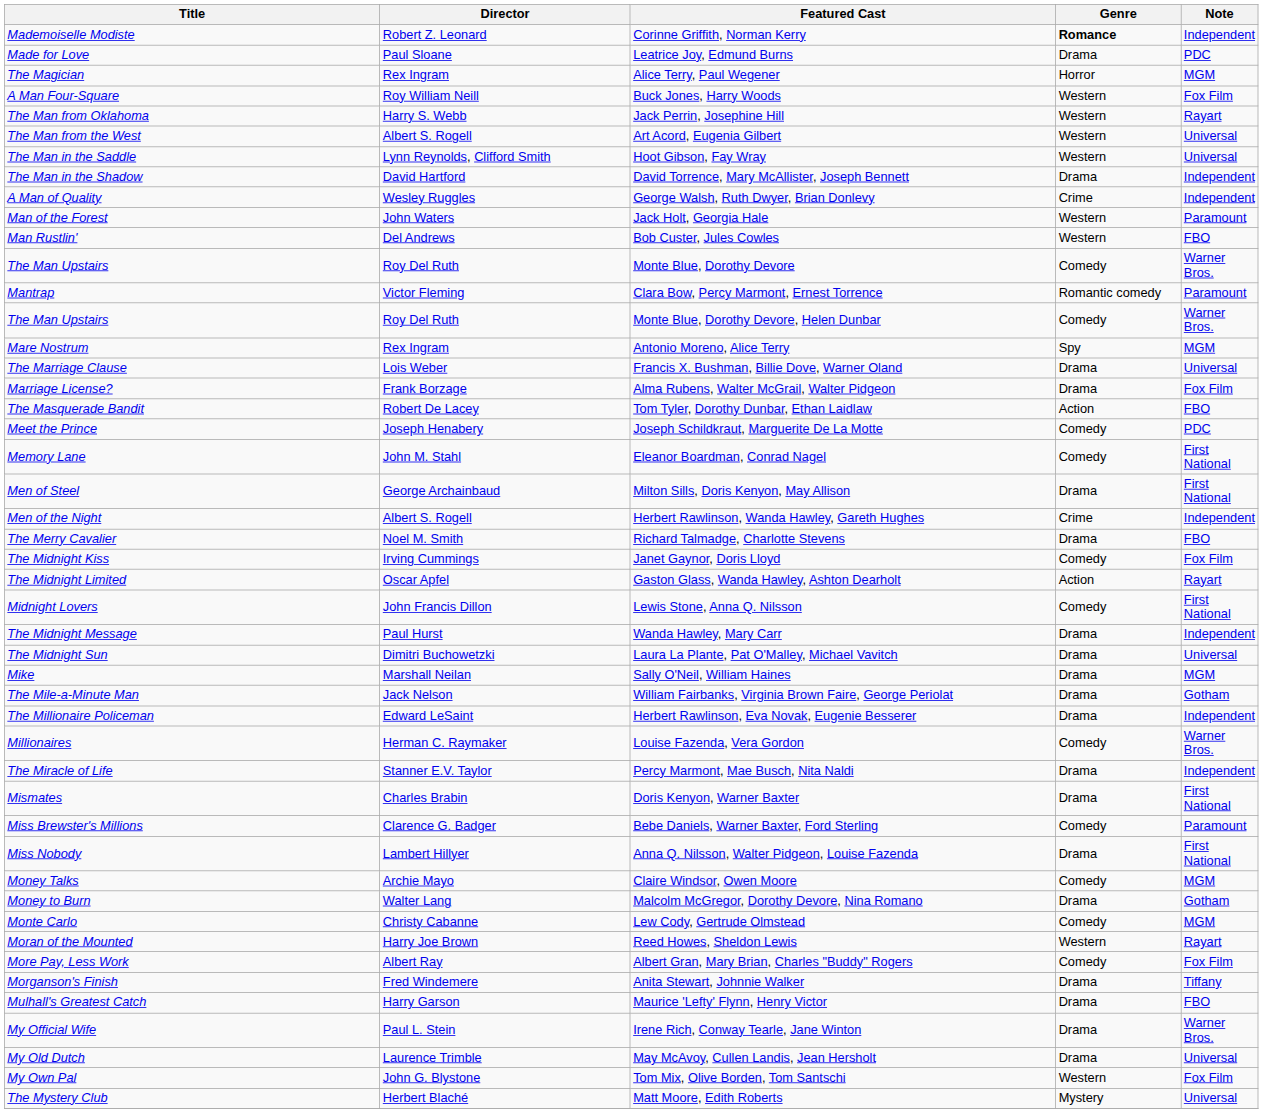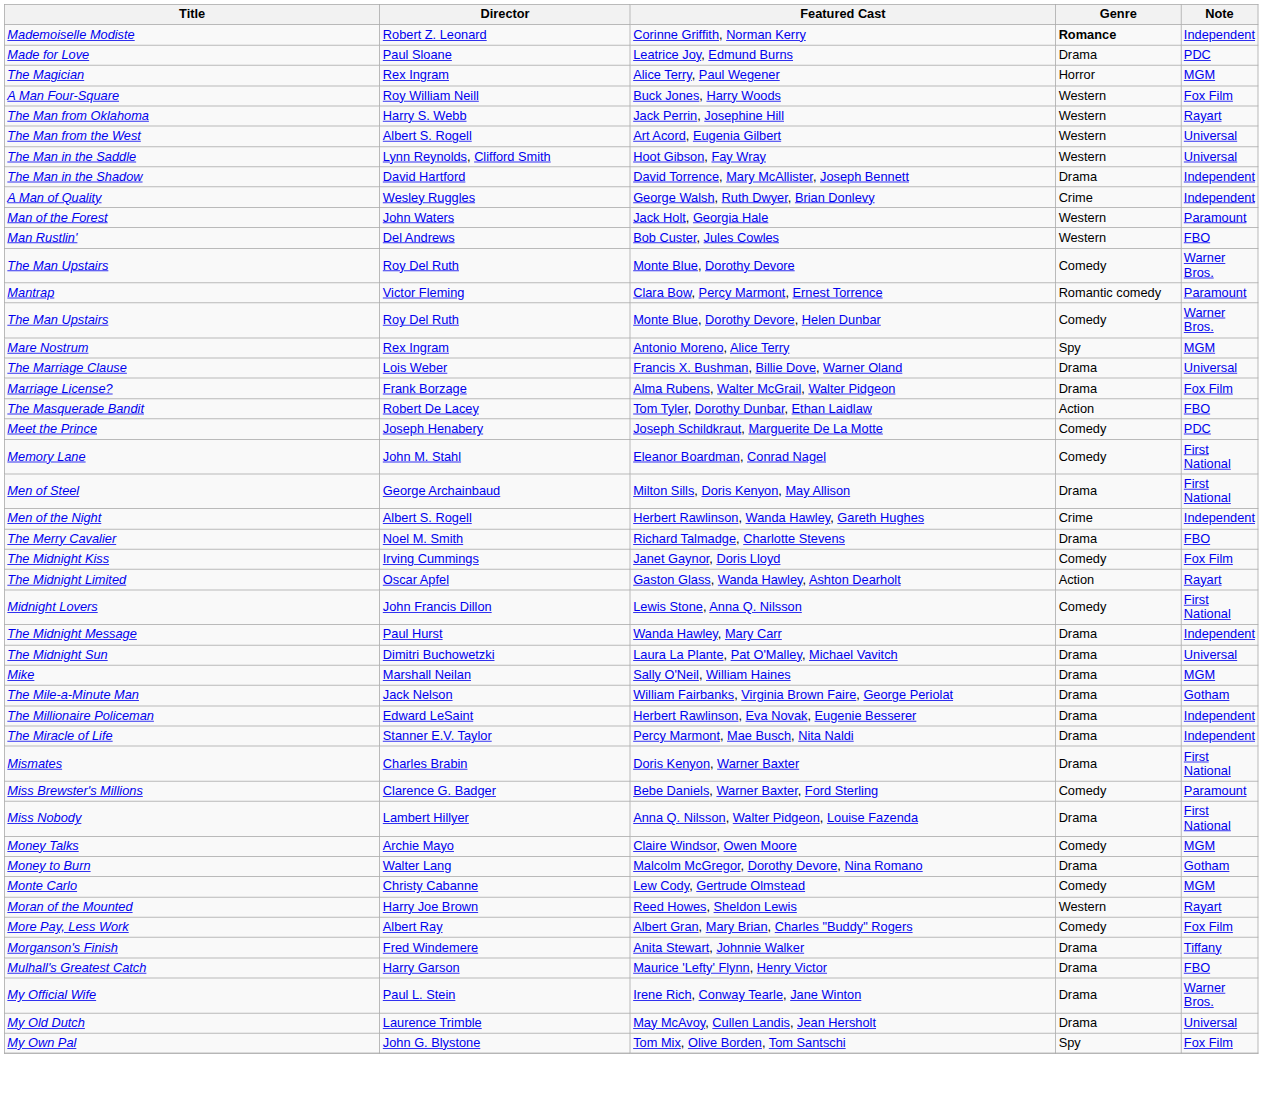- row: (719, 743)
(1082, 1078) Western -> (1070, 1043) Spy
- row: (708, 1098)
